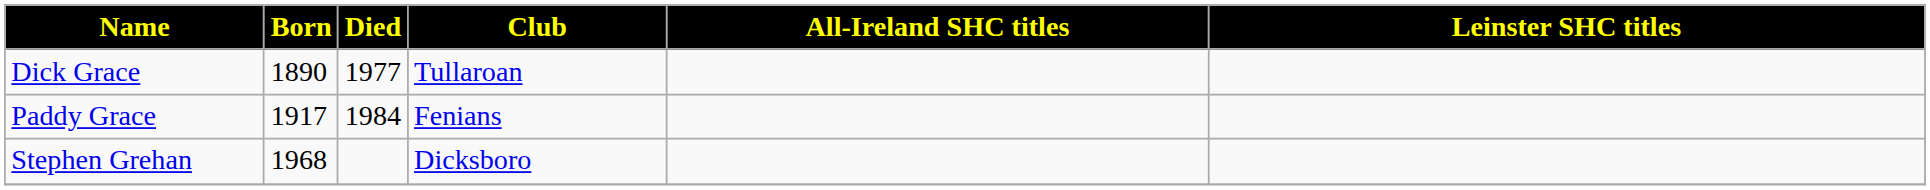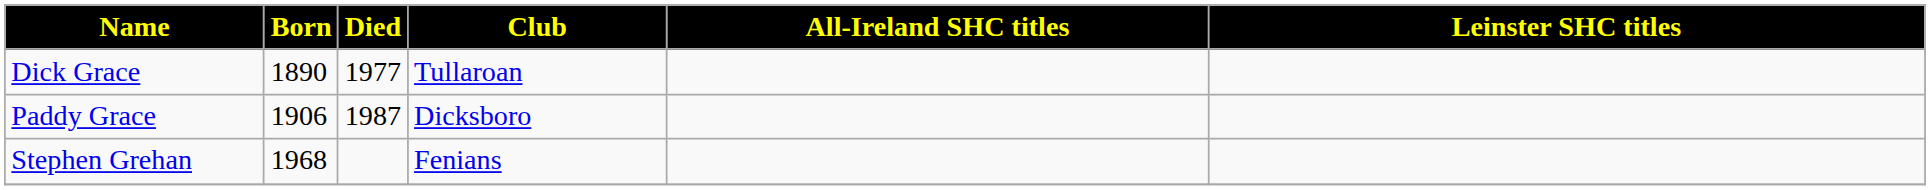(299, 116) 1917 -> (299, 116) 1906
(373, 116) 1984 -> (373, 116) 1987
(458, 116) Fenians -> (473, 116) Dicksboro
(473, 160) Dicksboro -> (458, 160) Fenians
